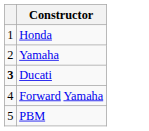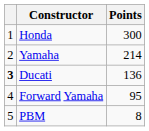+ column: (125, 14)
